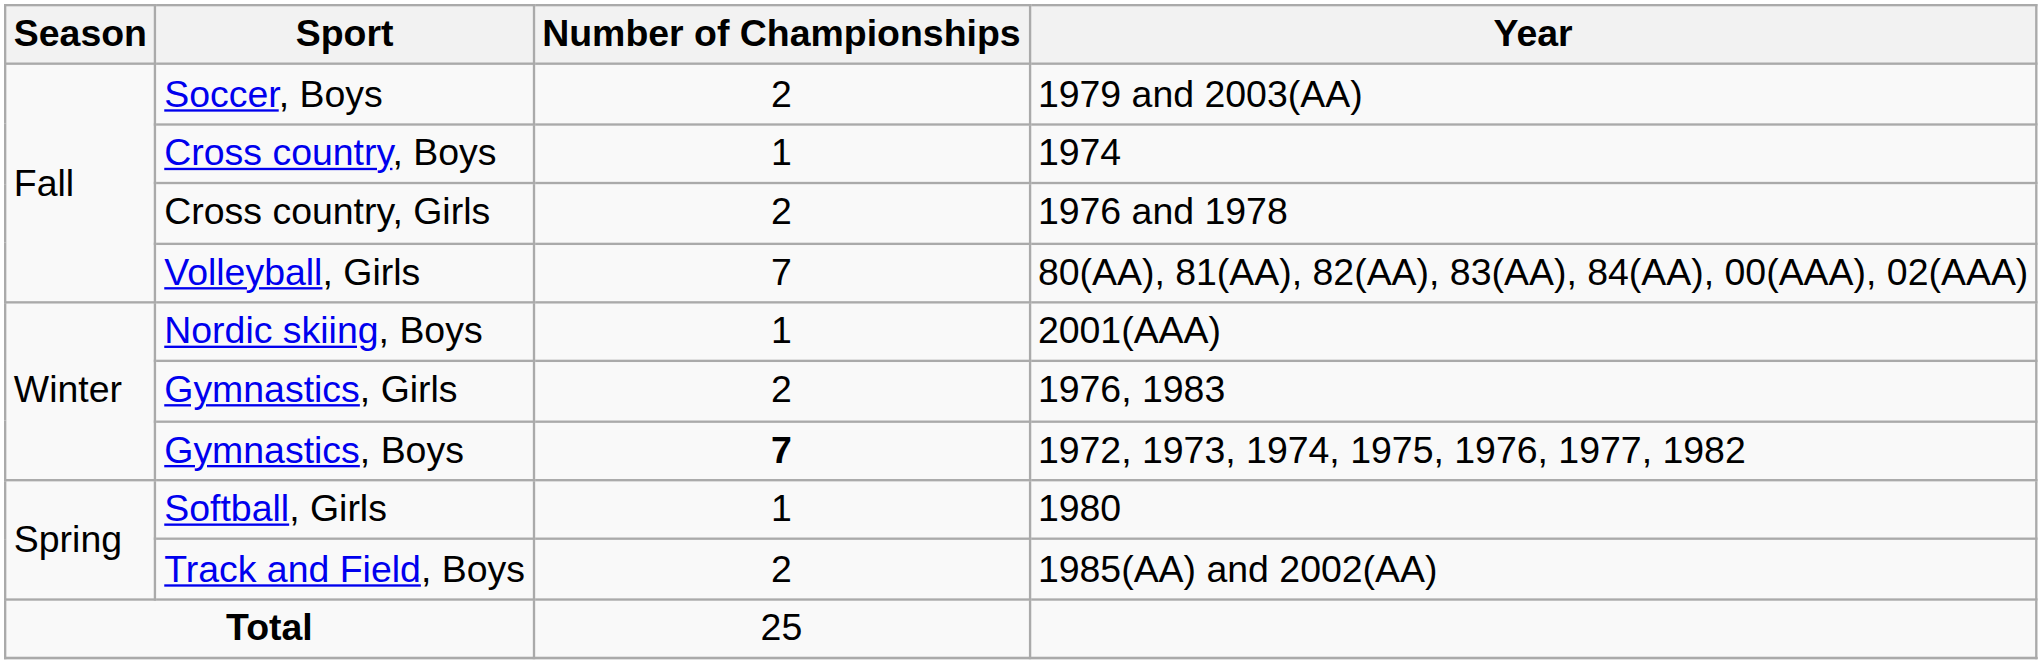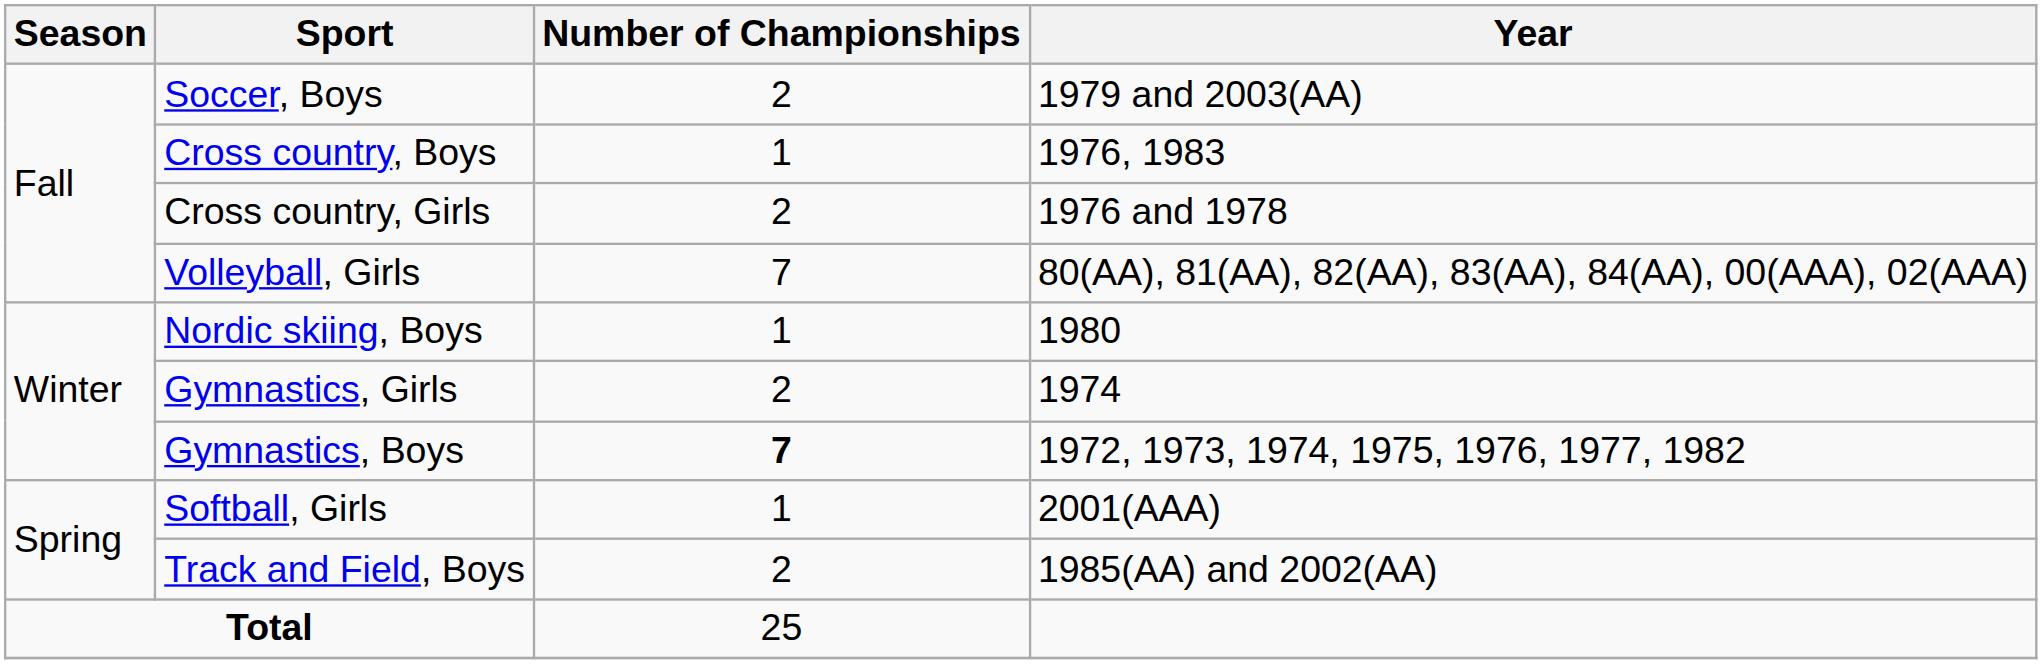(1080, 152) 1974 -> (1132, 152) 1976, 1983
(1129, 331) 2001(AAA) -> (1080, 331) 1980
(1132, 390) 1976, 1983 -> (1080, 390) 1974
(1080, 509) 1980 -> (1129, 509) 2001(AAA)
